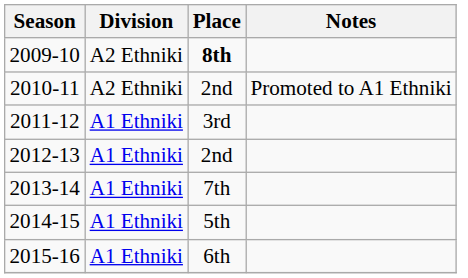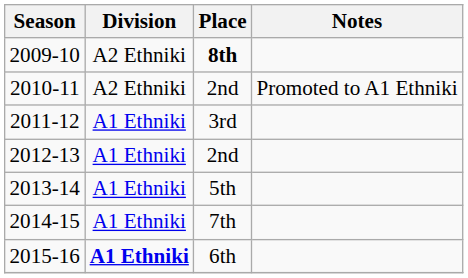(217, 188) 7th -> (223, 188) 5th
(217, 222) 5th -> (223, 222) 7th
(136, 255) normal -> (139, 255) bold
